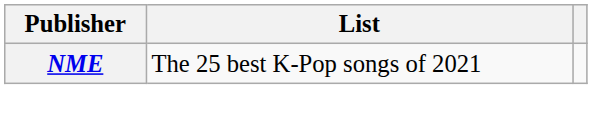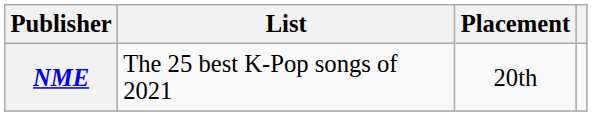+ column: (515, 24)
